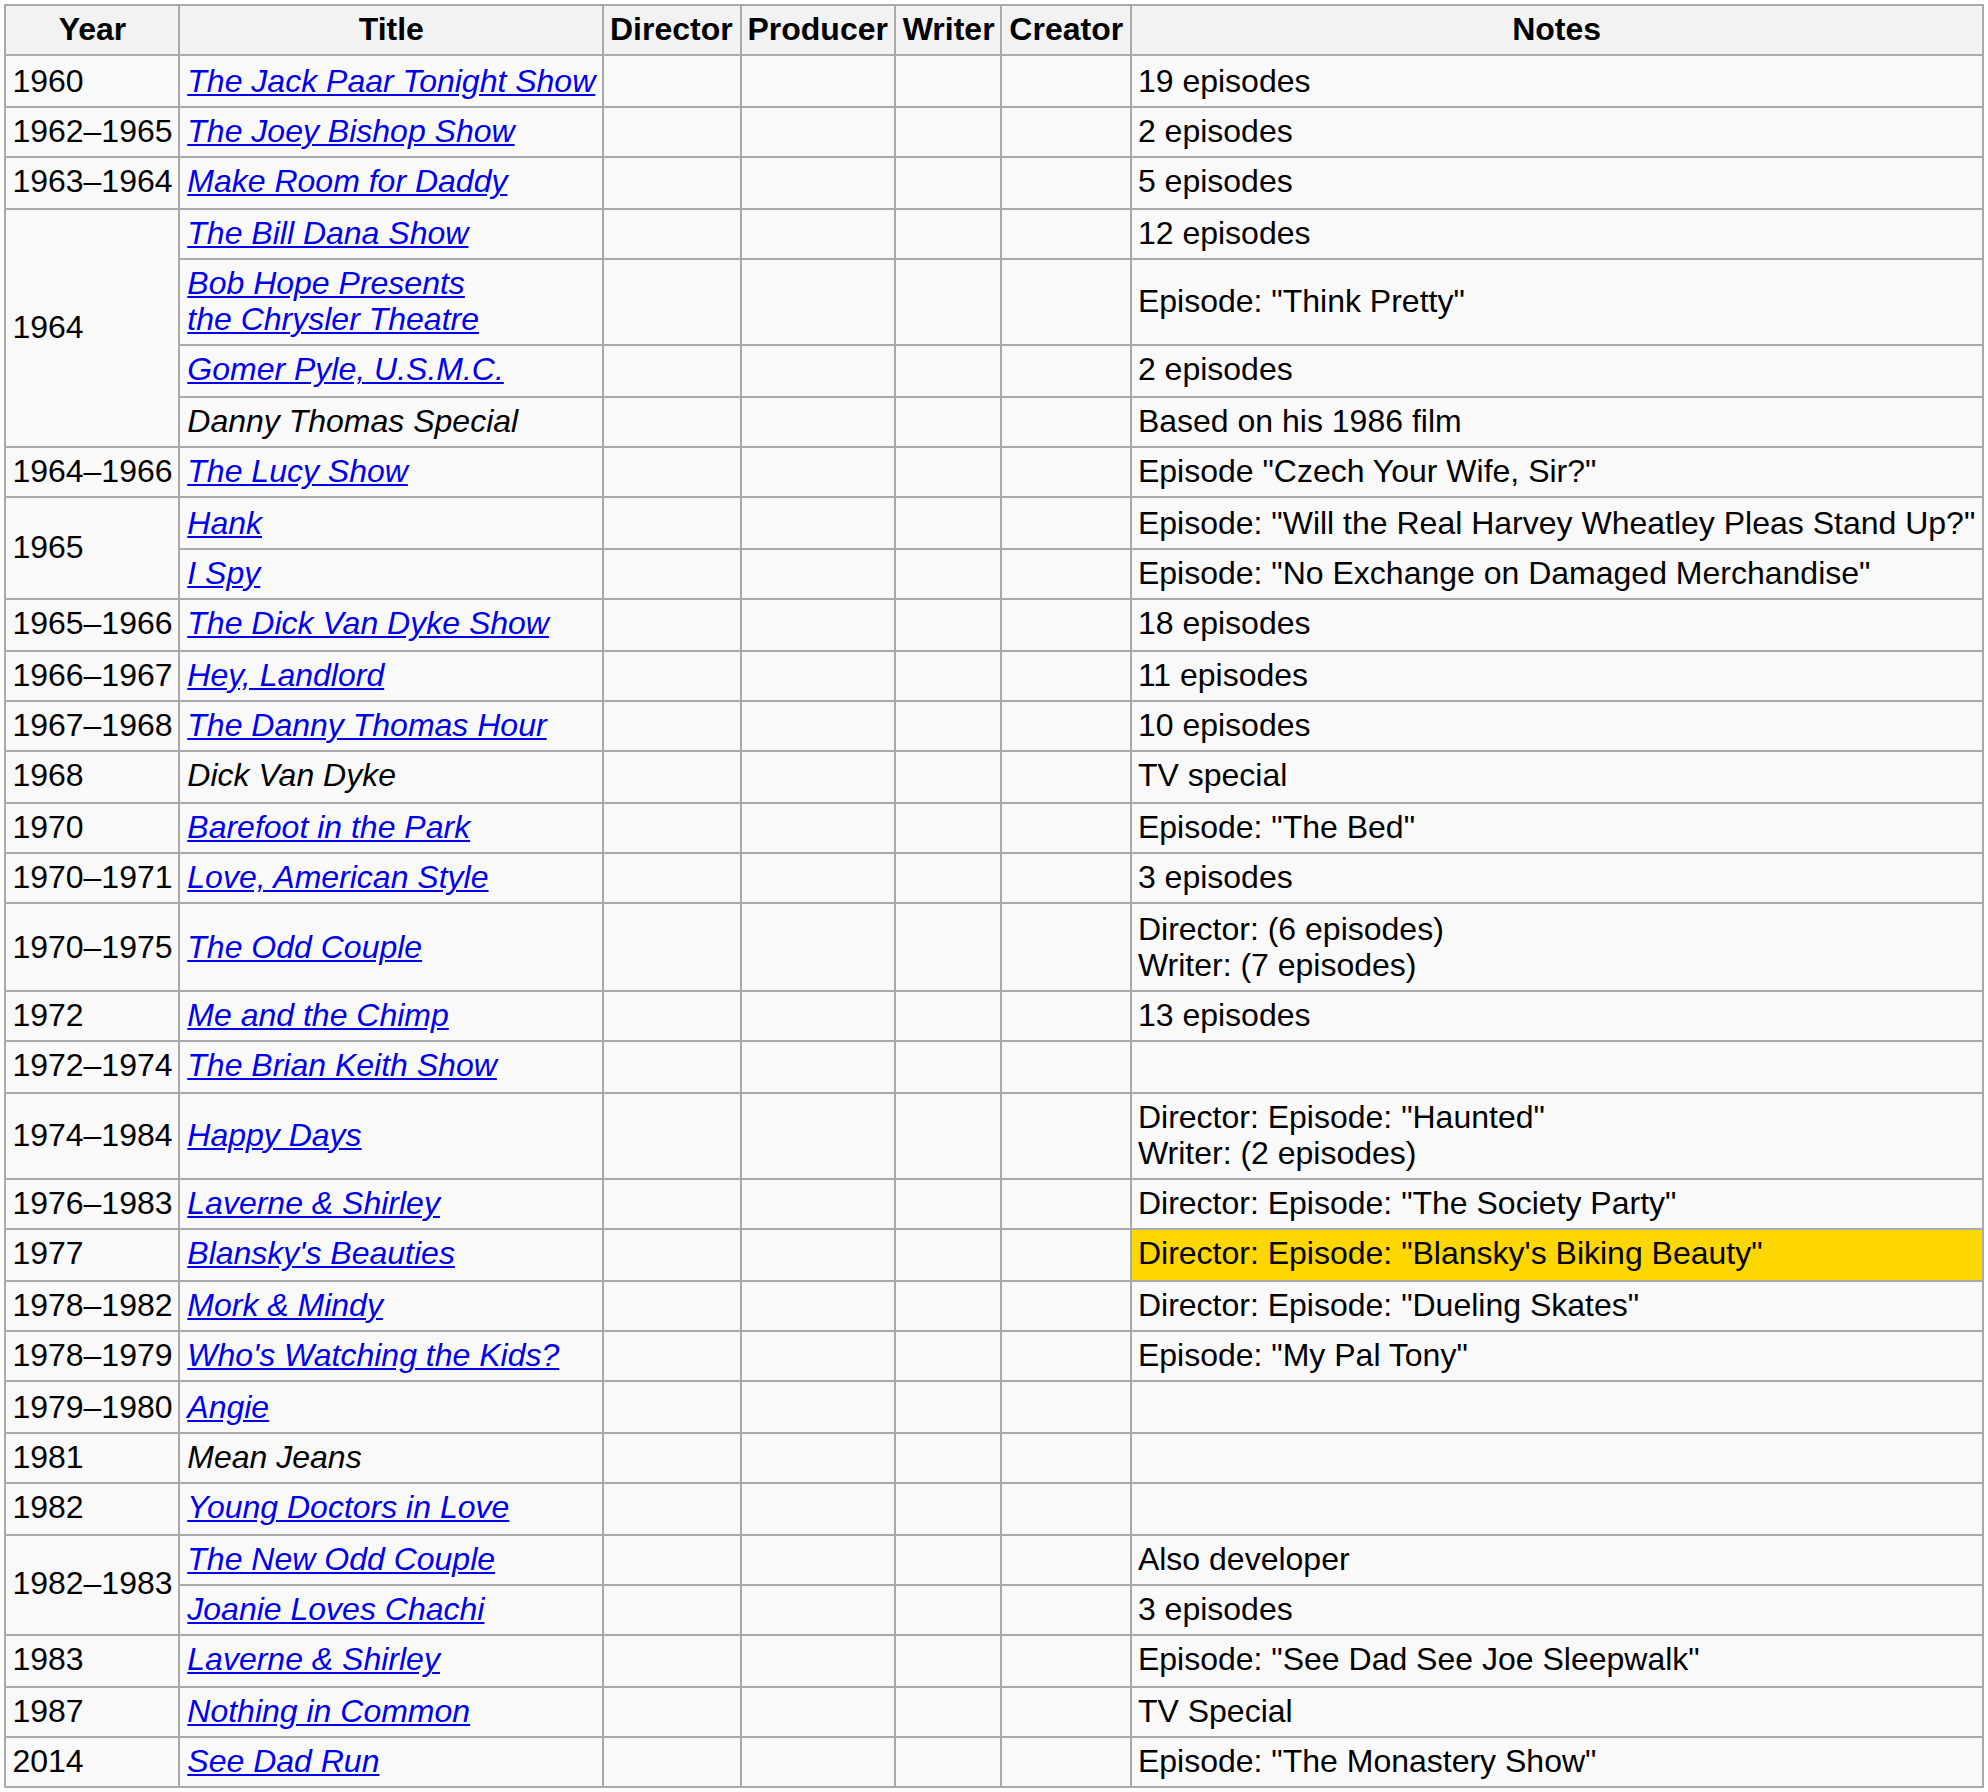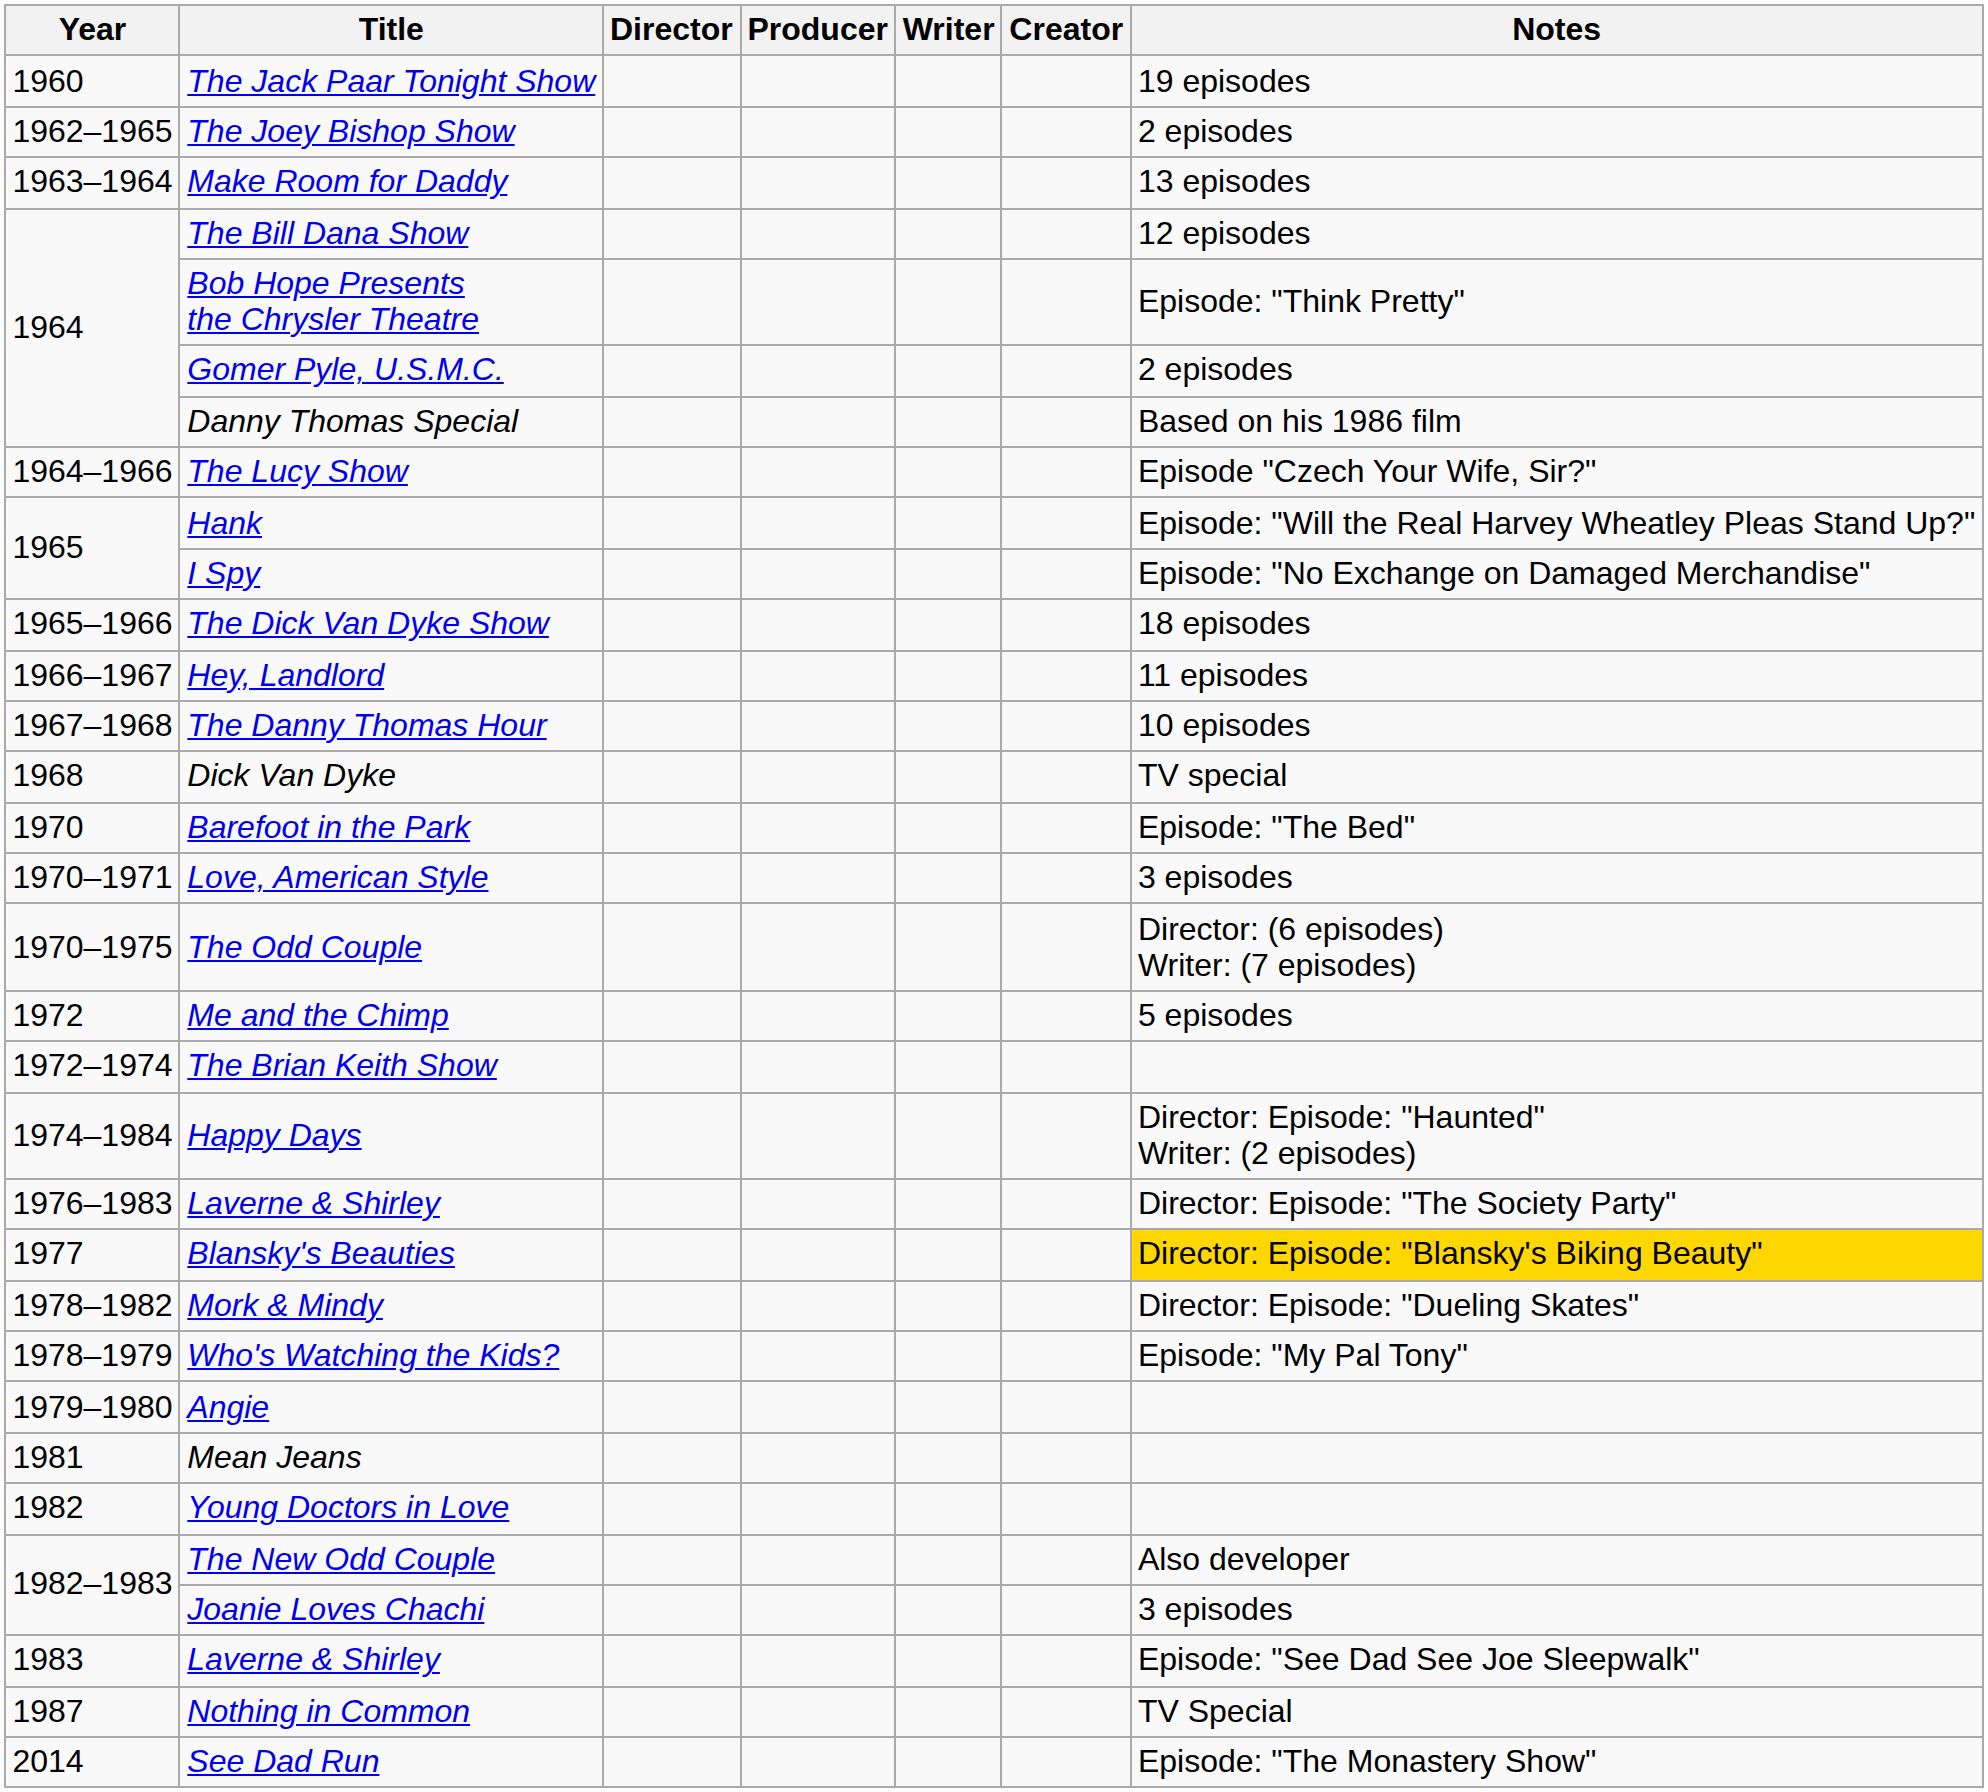(1215, 182) 5 episodes -> (1224, 182) 13 episodes
(1224, 1015) 13 episodes -> (1215, 1015) 5 episodes
